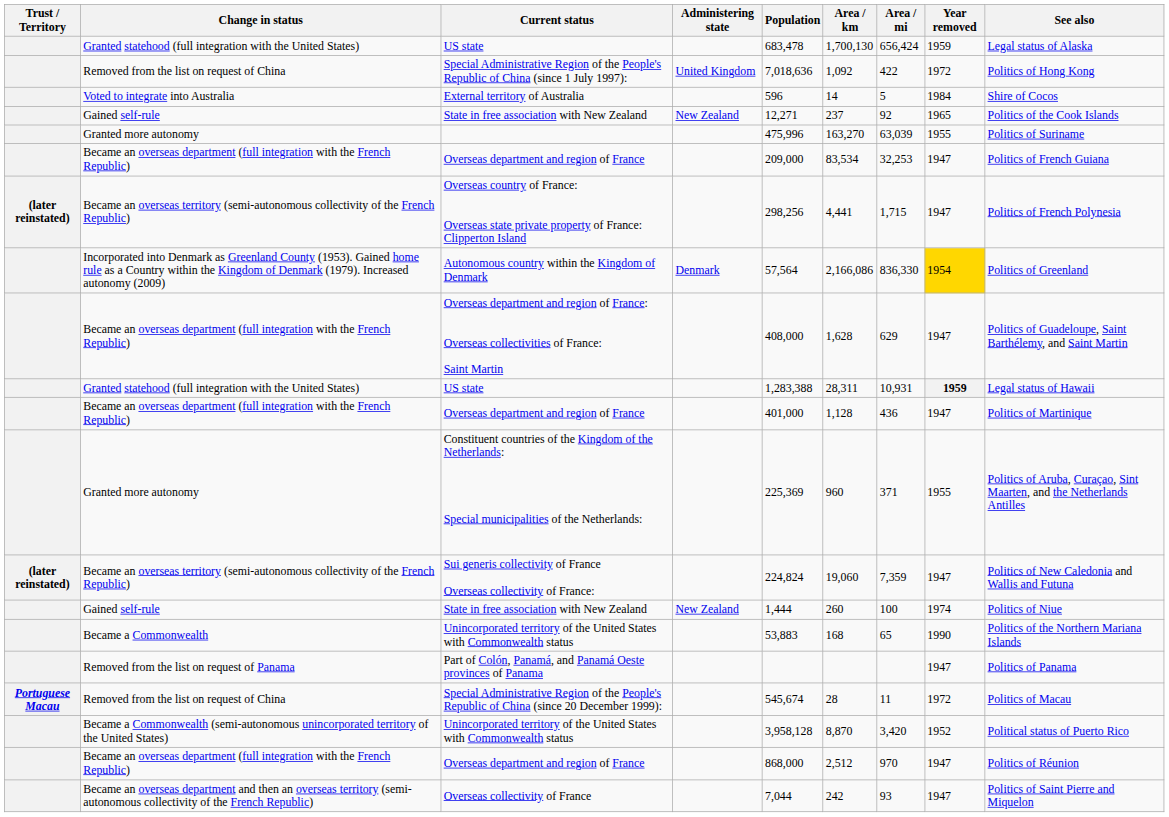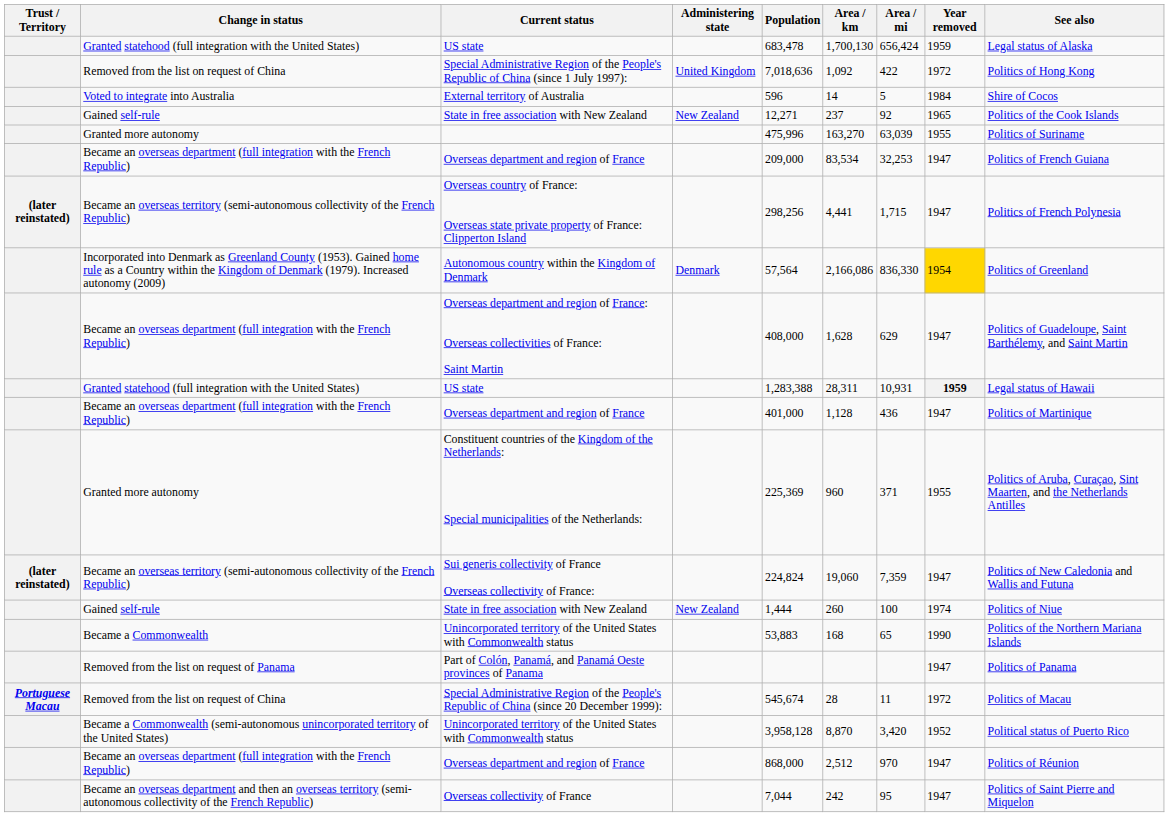(886, 795) 93 -> (886, 795) 95
